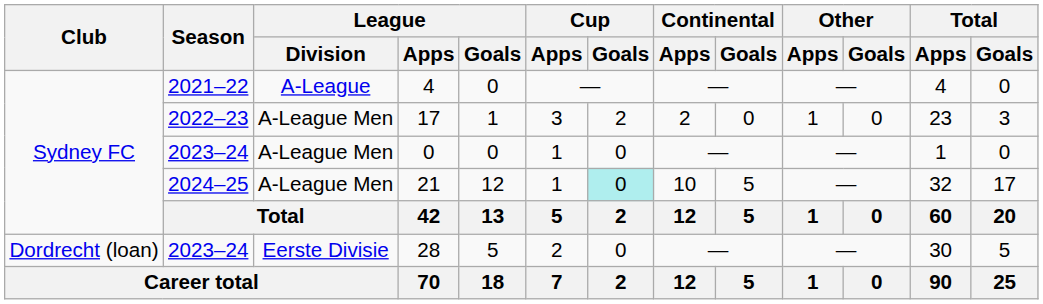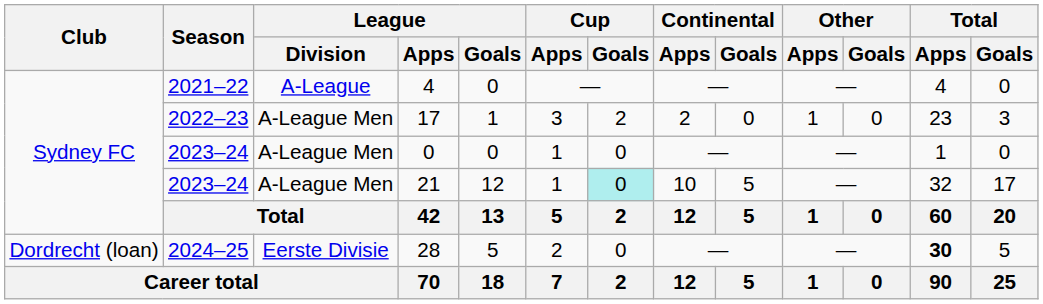(208, 184) 2024–25 -> (208, 184) 2023–24
(208, 250) 2023–24 -> (208, 250) 2024–25
(941, 250) normal -> (941, 250) bold
